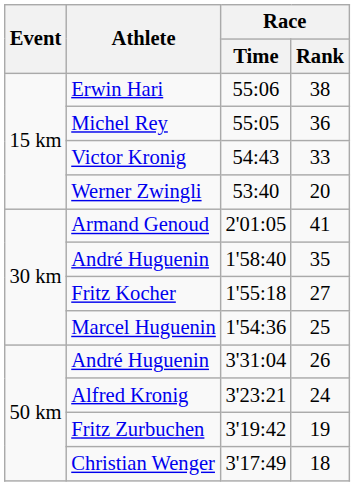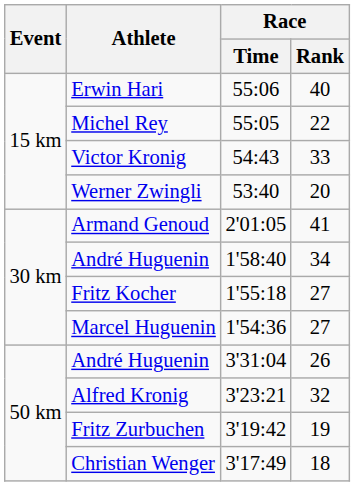(320, 89) 38 -> (320, 89) 40
(320, 123) 36 -> (320, 123) 22
(320, 259) 35 -> (320, 259) 34
(320, 327) 25 -> (320, 327) 27
(320, 395) 24 -> (320, 395) 32
